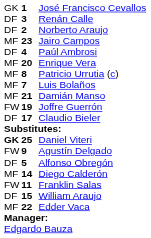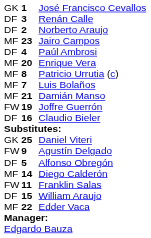(27, 118) 17 -> (27, 118) 16
(11, 140) bold -> (11, 140) normal
